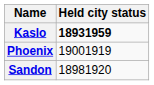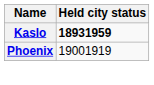- row: (30, 70)
